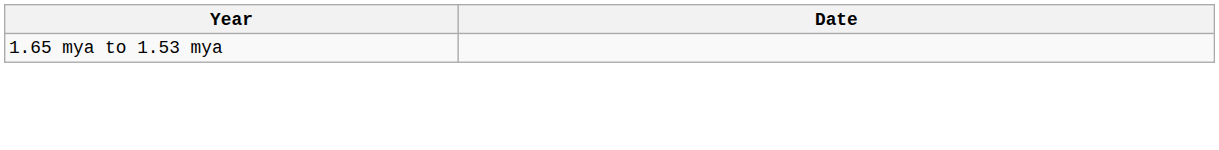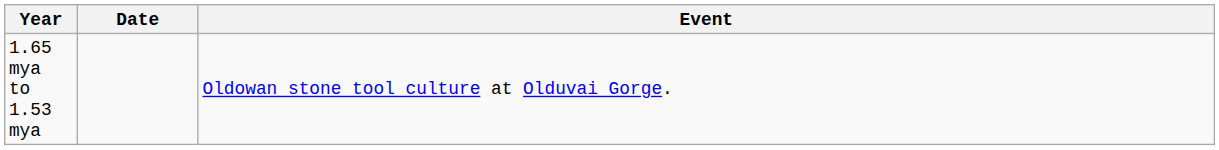+ column: (706, 19)
